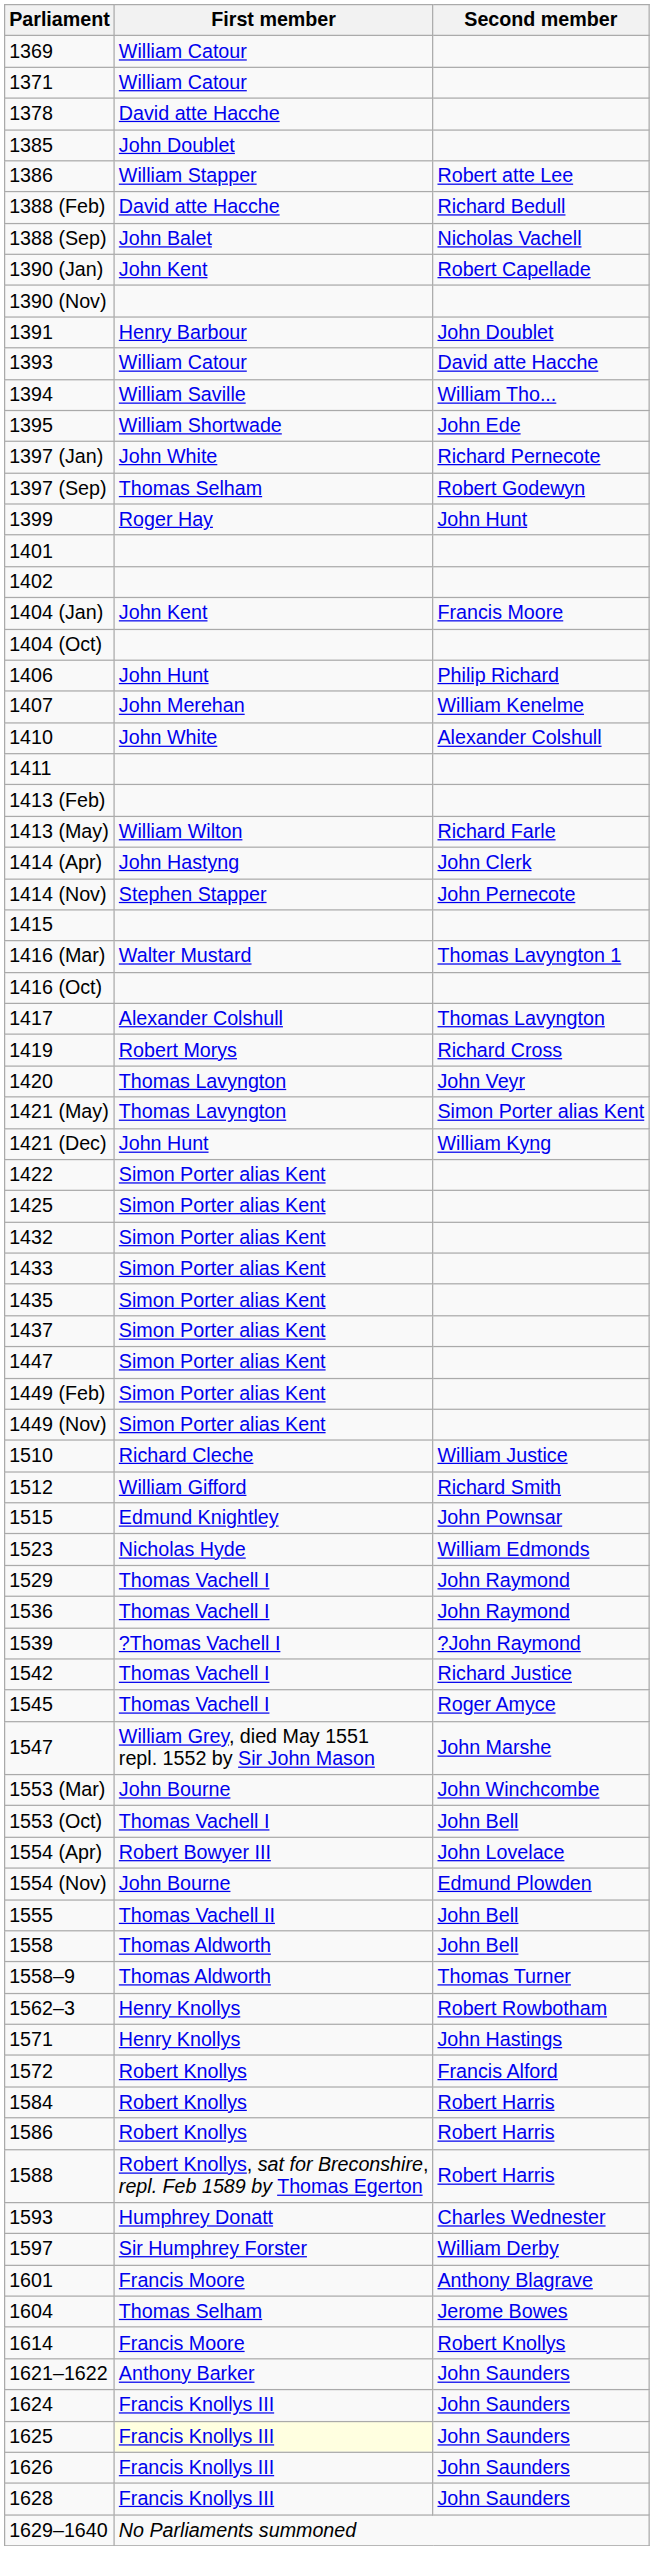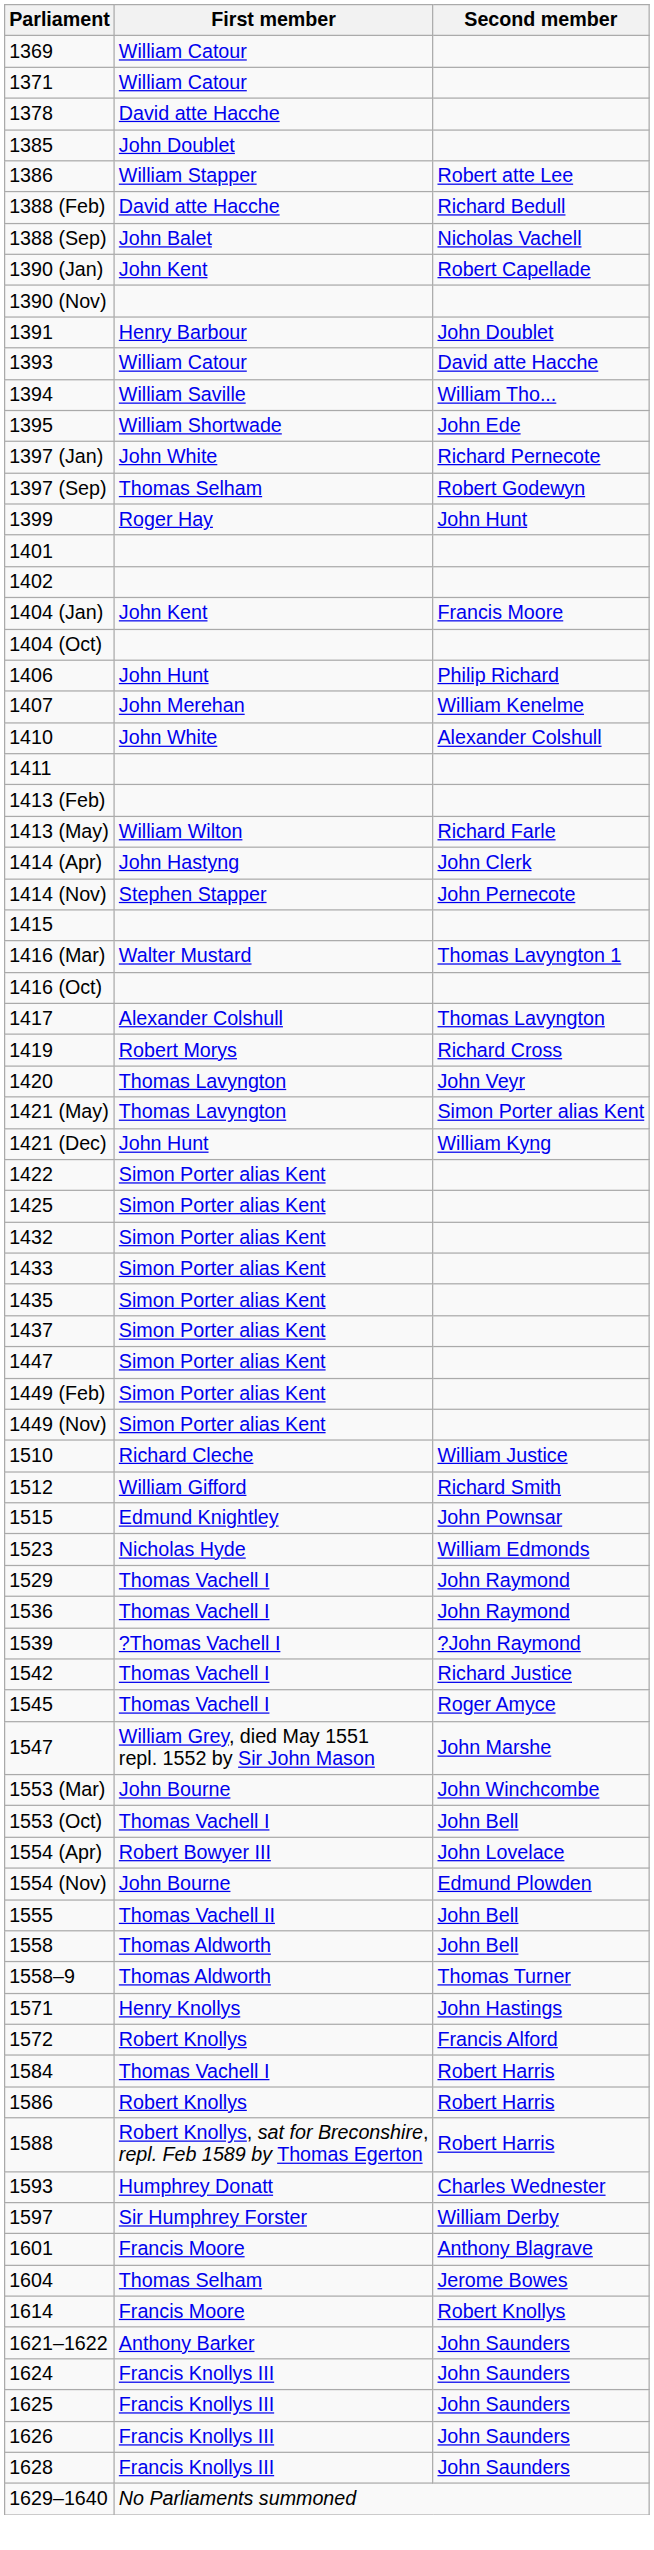- row: (42, 2008)
(183, 2102) Robert Knollys -> (194, 2070) Thomas Vachell I
(197, 2436) lightyellow background -> (197, 2405) no background
